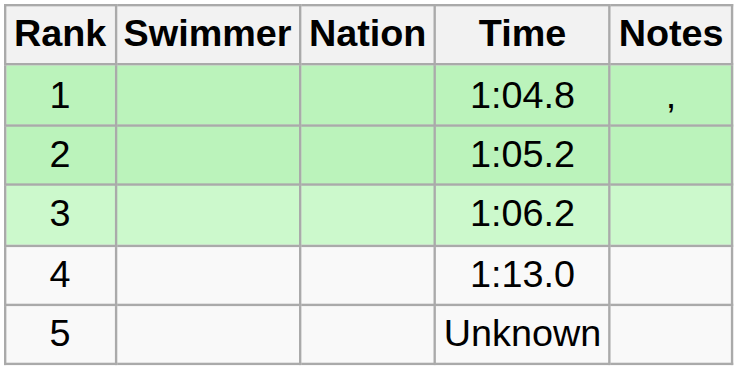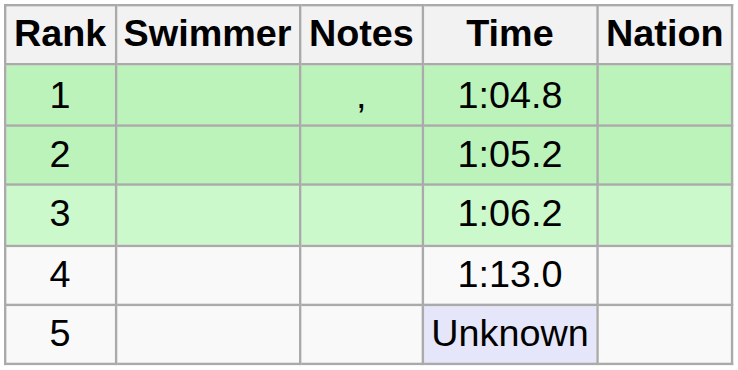columns swapped: (368, 34) <-> (671, 34)
(523, 333) no background -> (510, 333) lavender background
